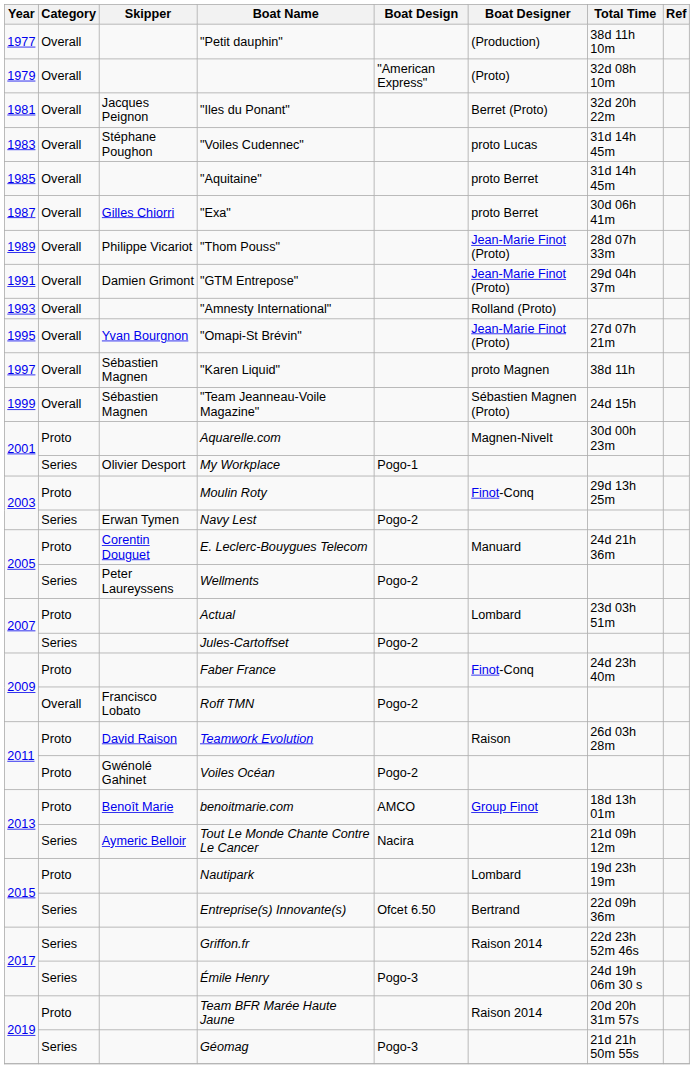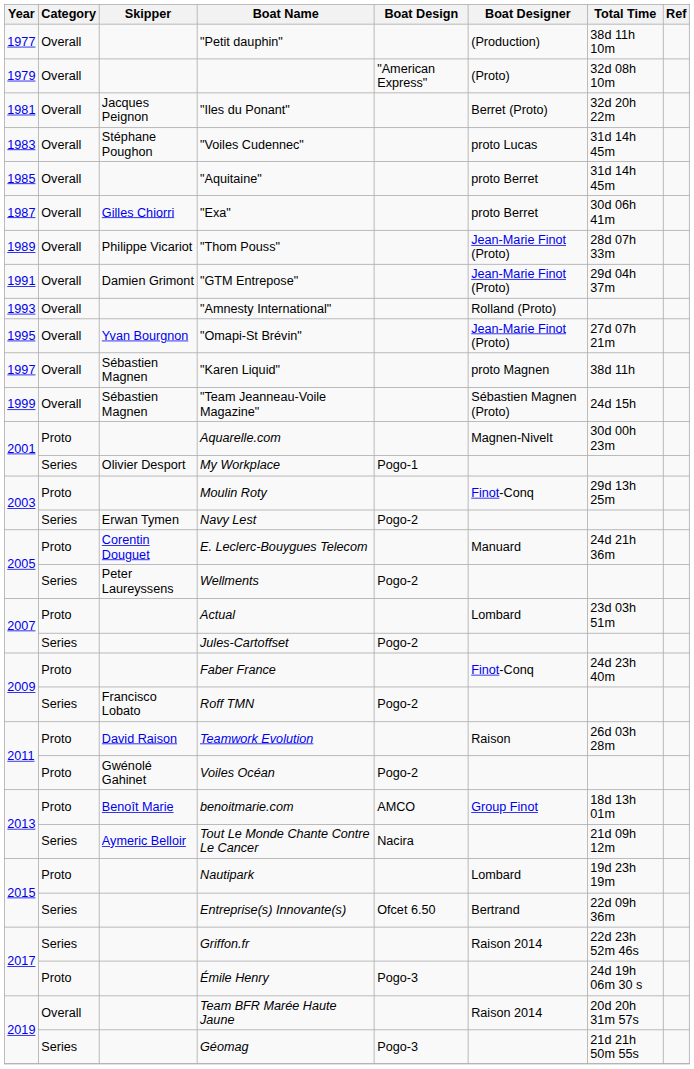(61, 704) Overall -> (59, 704) Series
(59, 978) Series -> (56, 978) Proto
(56, 1012) Proto -> (61, 1012) Overall
